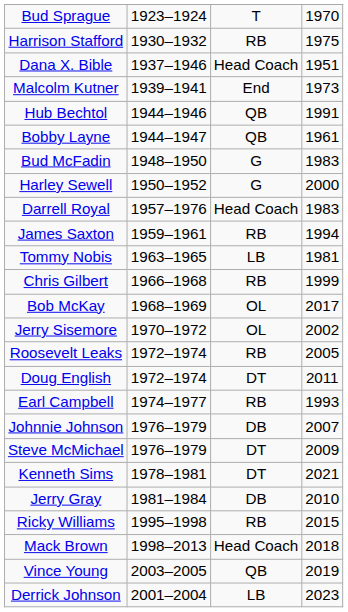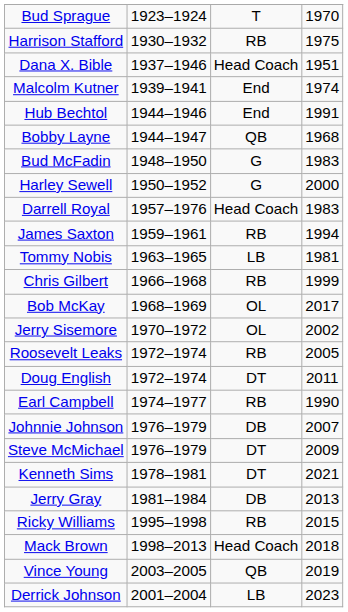(322, 88) 1973 -> (322, 88) 1974
(256, 112) QB -> (256, 112) End
(322, 137) 1961 -> (322, 137) 1968
(322, 402) 1993 -> (322, 402) 1990
(322, 498) 2010 -> (322, 498) 2013
